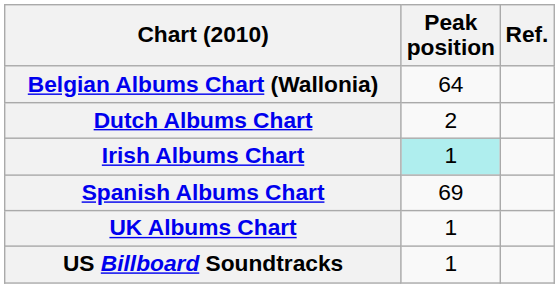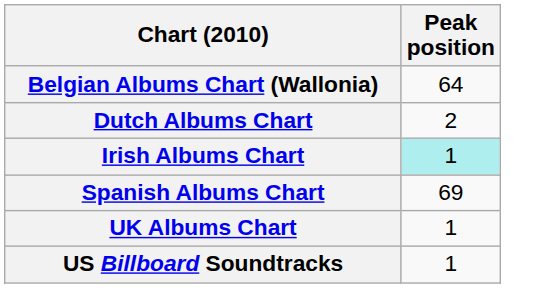- column: (527, 35)
